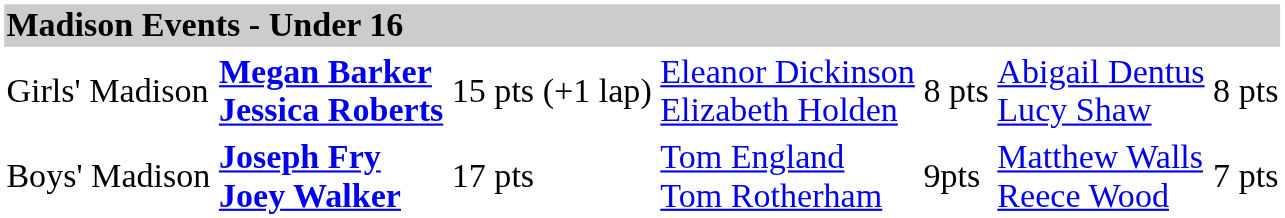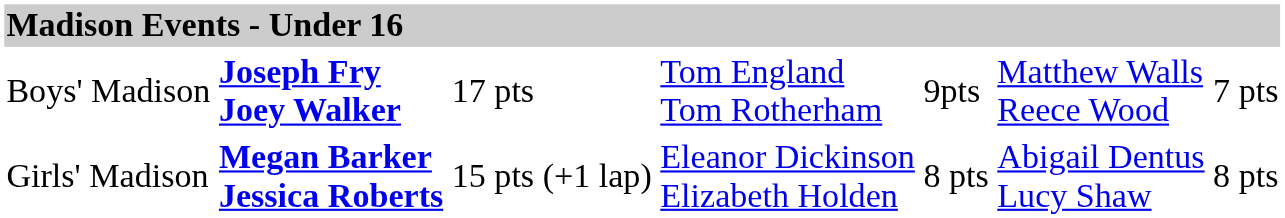rows swapped: (108, 176) <-> (107, 91)
